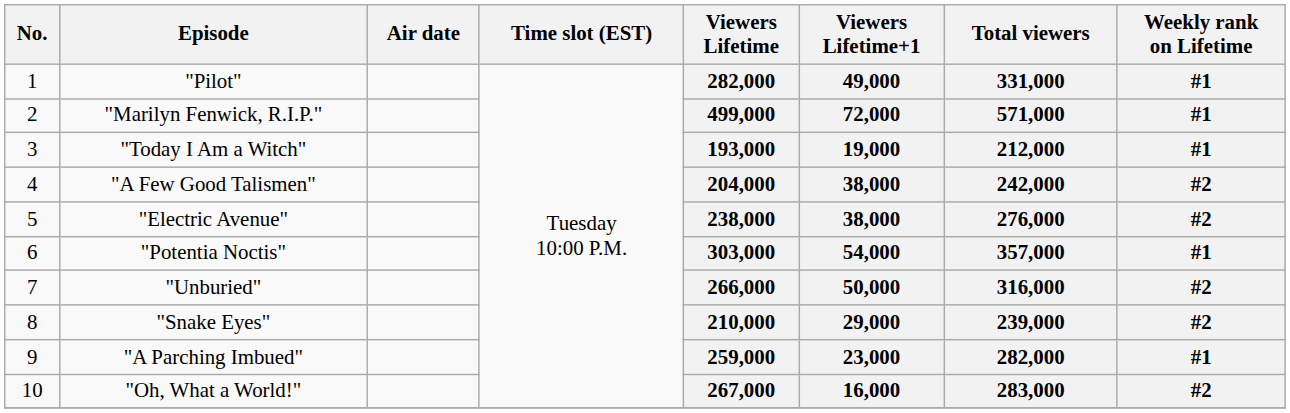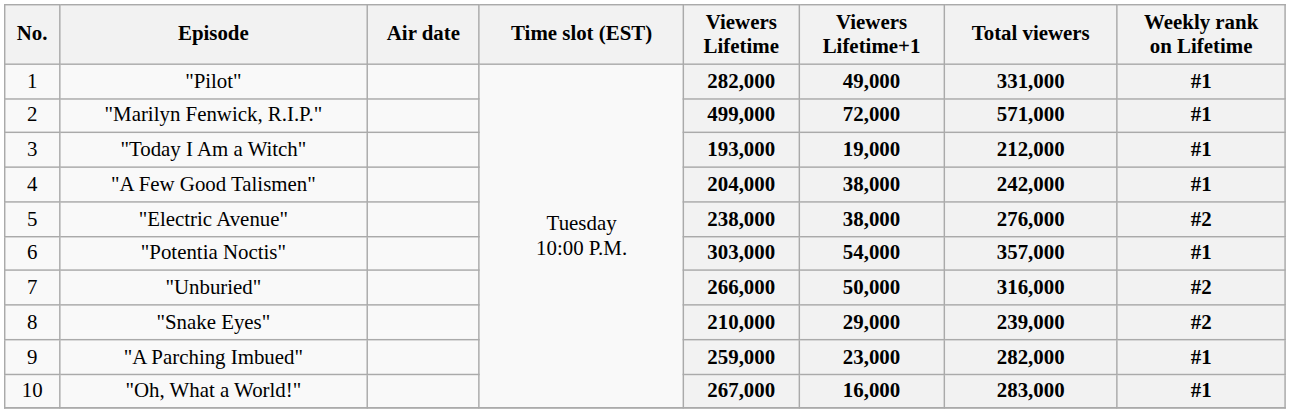(1201, 184) #2 -> (1201, 184) #1
(1201, 391) #2 -> (1201, 391) #1
